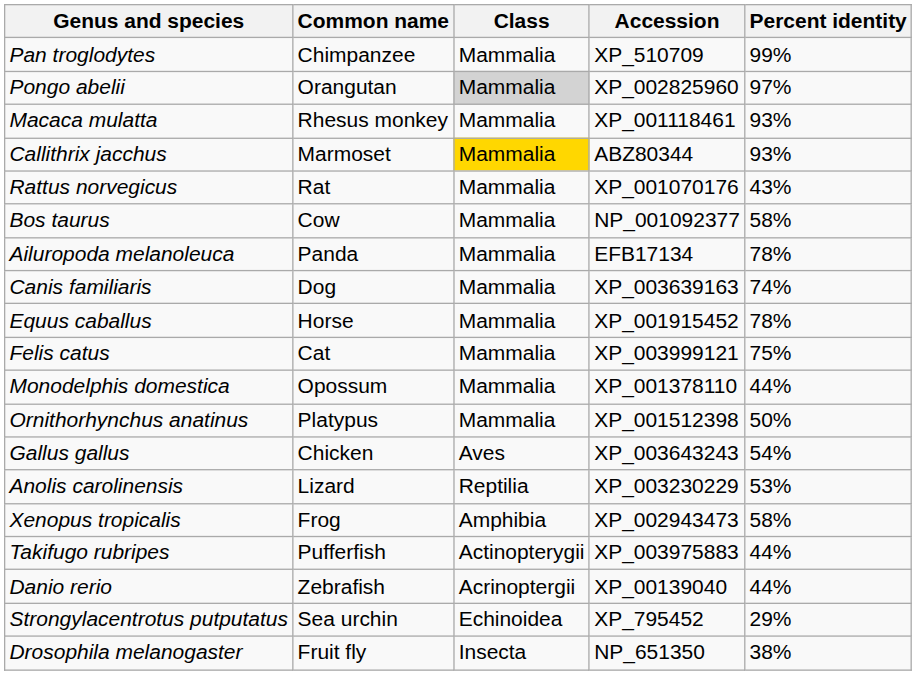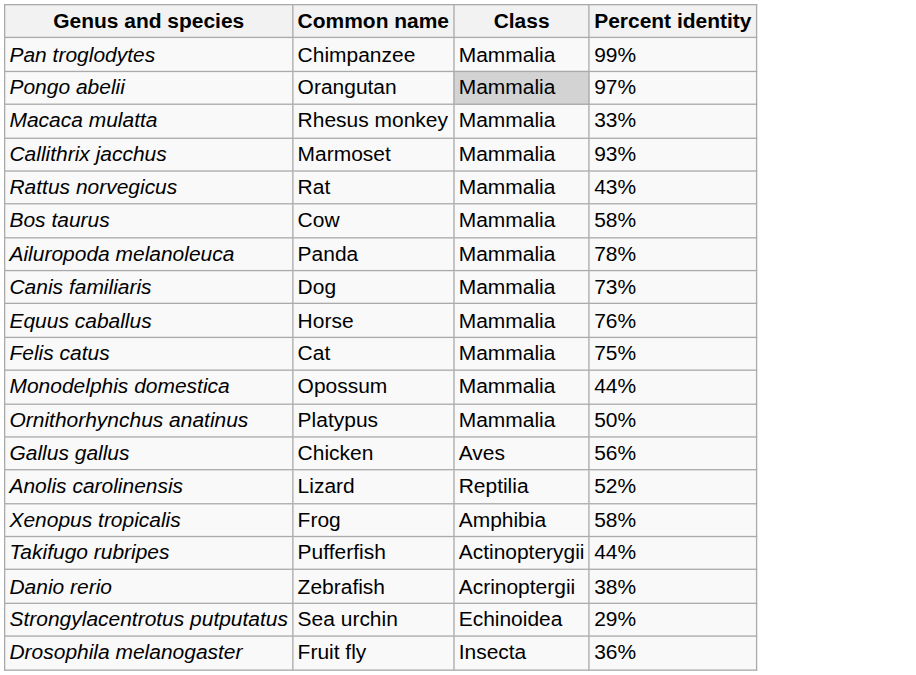- column: (667, 21)
(771, 120) 93% -> (615, 120) 33%
(507, 154) gold background -> (507, 154) no background
(771, 287) 74% -> (615, 287) 73%
(771, 320) 78% -> (615, 320) 76%
(771, 453) 54% -> (615, 453) 56%
(771, 486) 53% -> (615, 486) 52%
(771, 586) 44% -> (615, 586) 38%
(771, 652) 38% -> (615, 652) 36%
